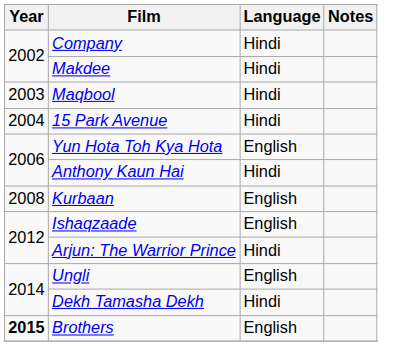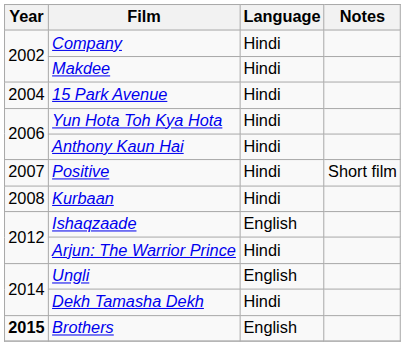- row: (83, 95)
(270, 146) English -> (262, 120) Hindi
+ row: (81, 172)
(270, 198) English -> (262, 198) Hindi
